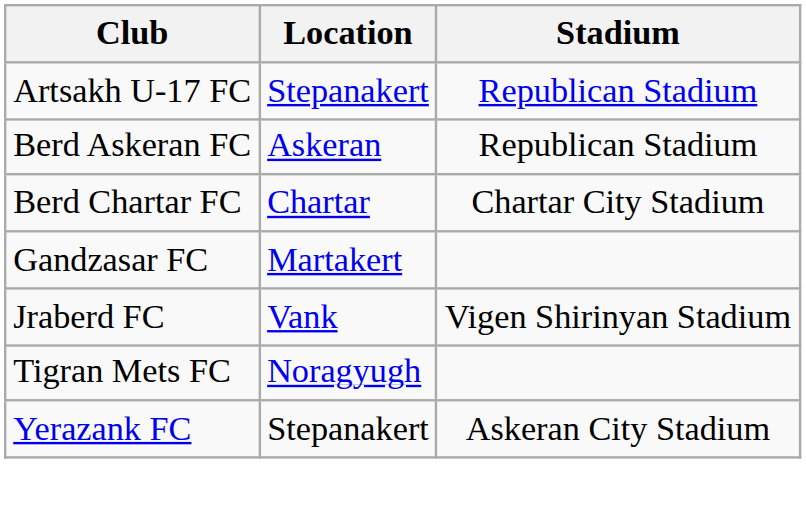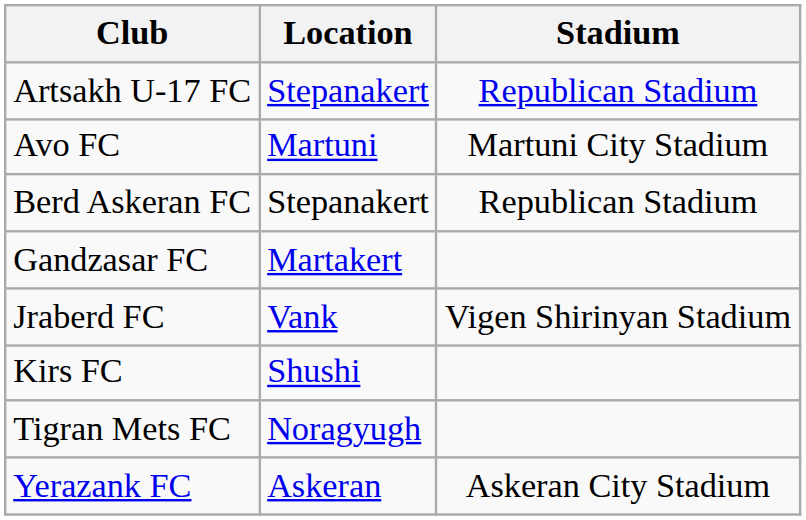+ row: (67, 146)
(324, 146) Askeran -> (348, 202) Stepanakert
- row: (127, 202)
+ row: (68, 372)
(348, 428) Stepanakert -> (324, 485) Askeran
